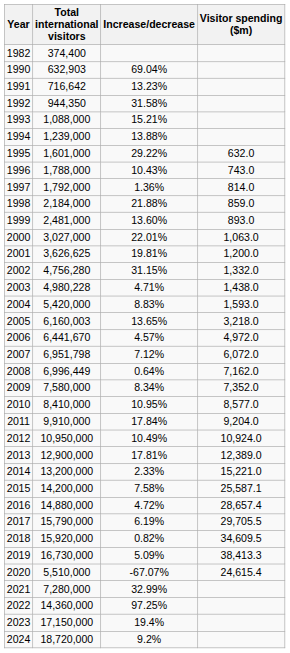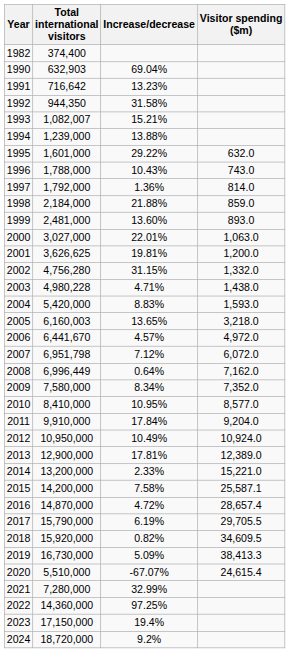(67, 120) 1,088,000 -> (67, 120) 1,082,007
(67, 505) 14,880,000 -> (67, 505) 14,870,000
